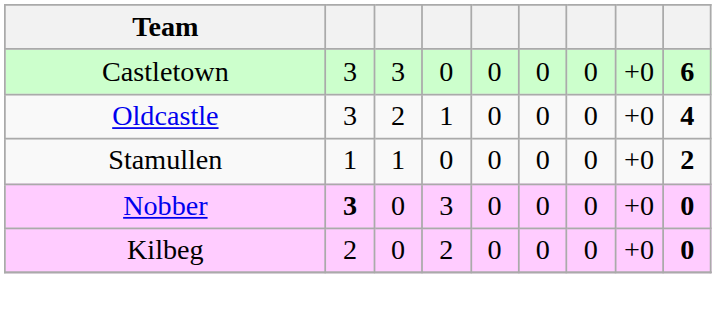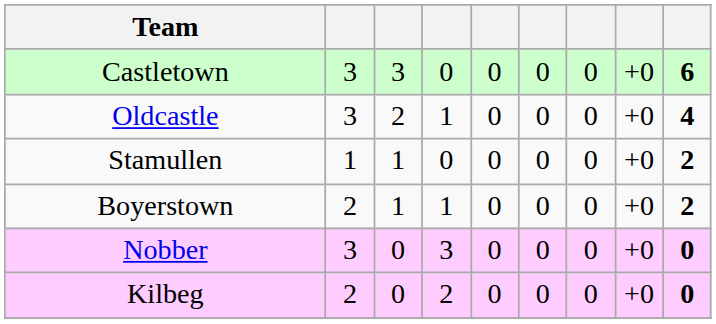+ row: (165, 205)
(350, 205) bold -> (350, 250) normal
